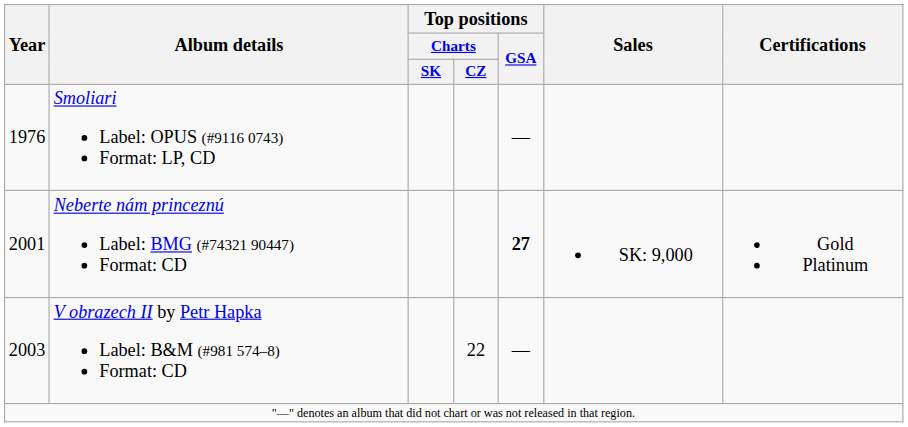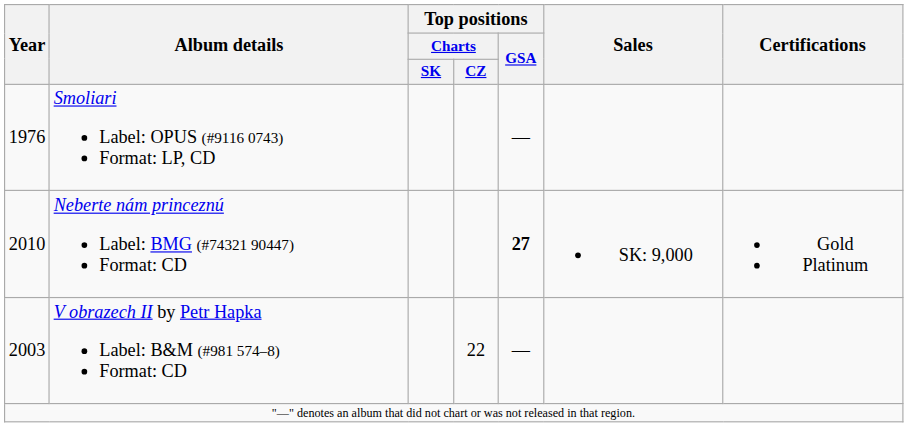(27, 243) 2001 -> (27, 243) 2010
